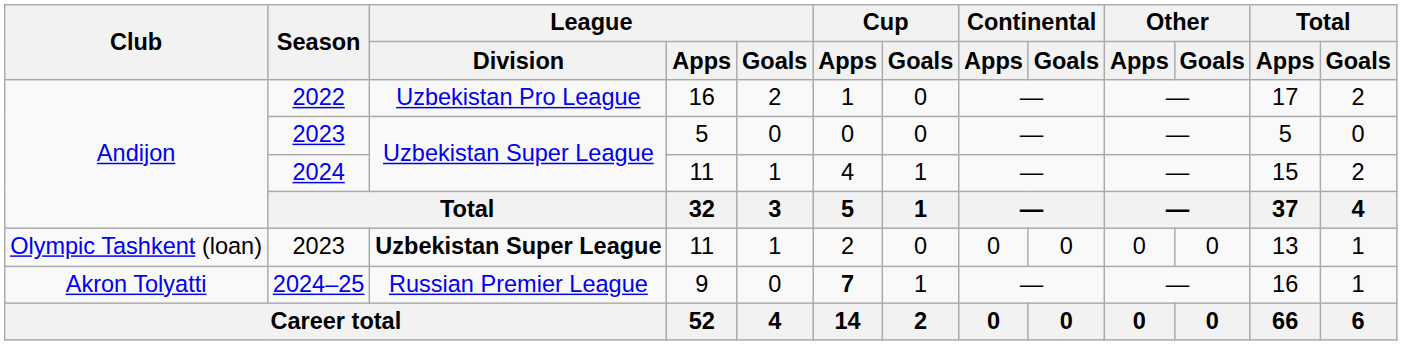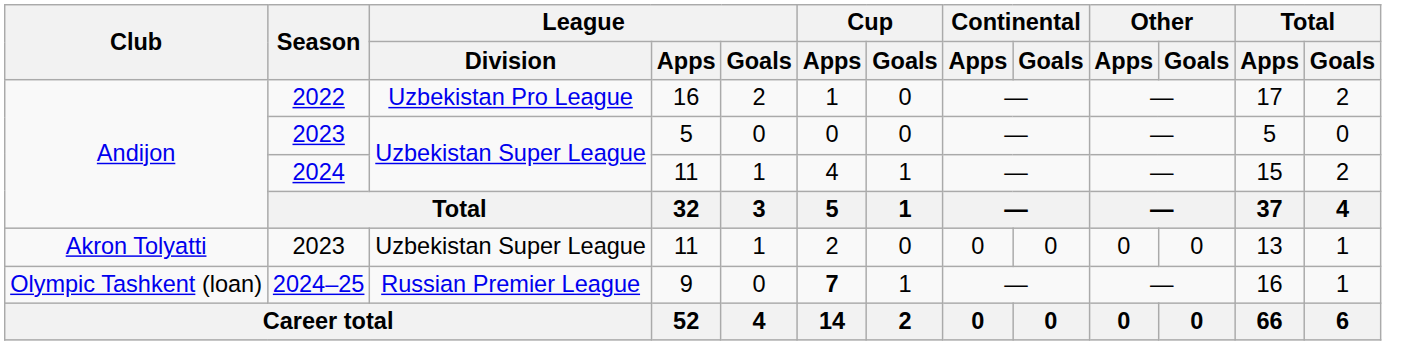(136, 246) Olympic Tashkent (loan) -> (136, 246) Akron Tolyatti
(518, 246) bold -> (511, 246) normal
(136, 284) Akron Tolyatti -> (136, 284) Olympic Tashkent (loan)
